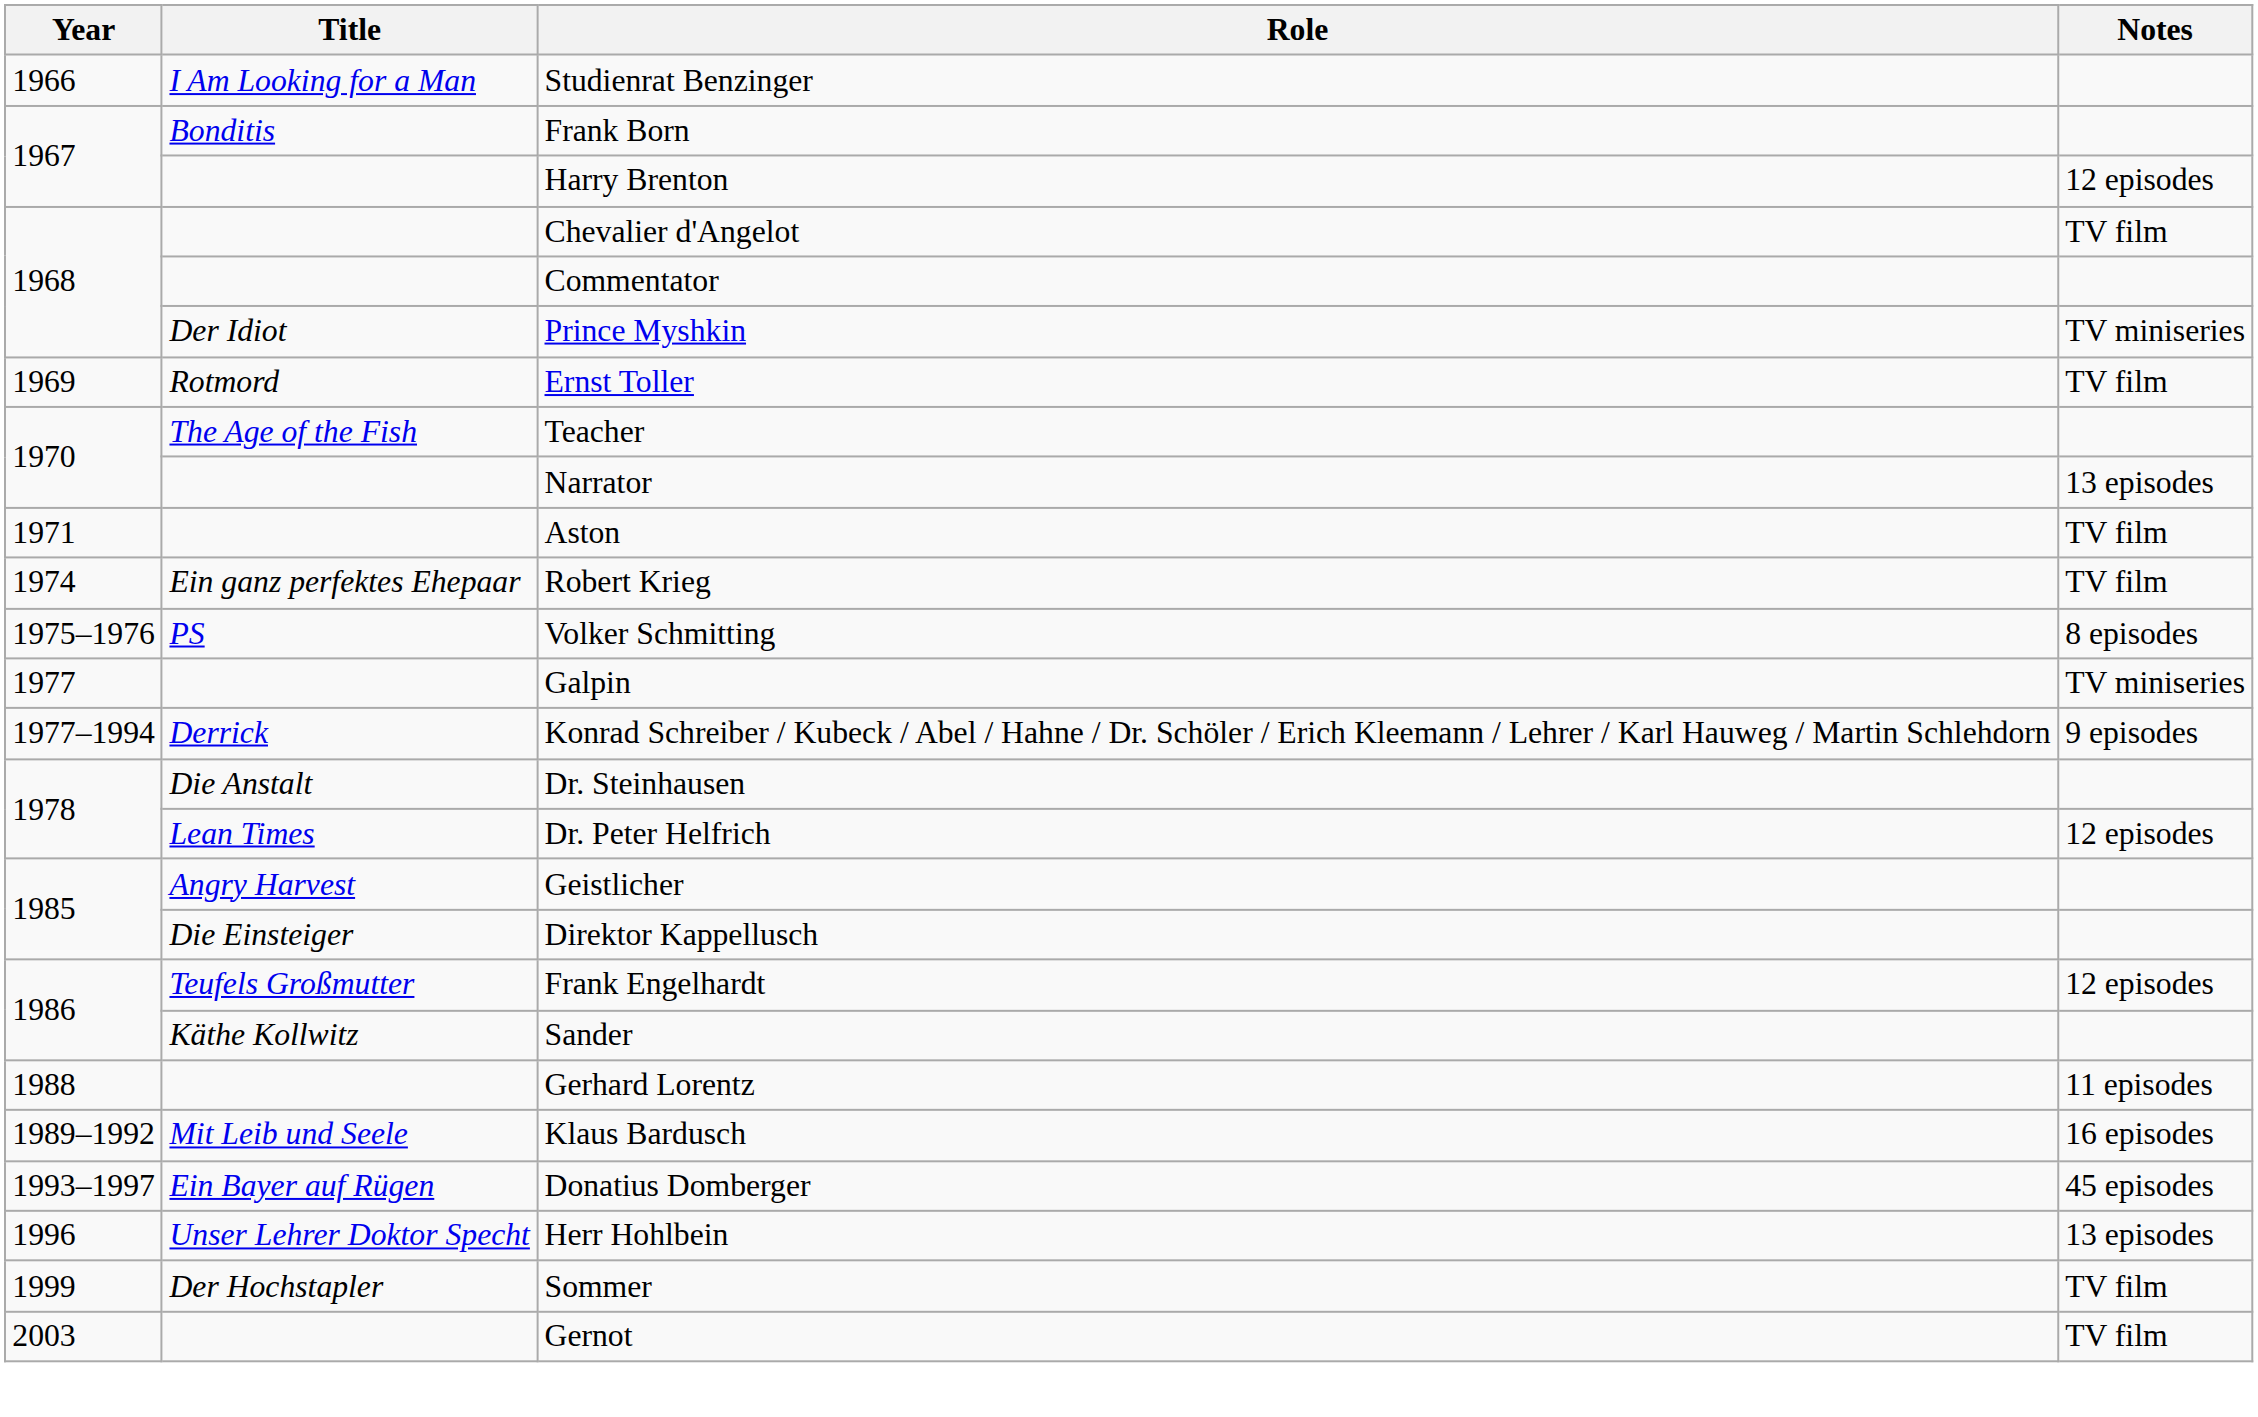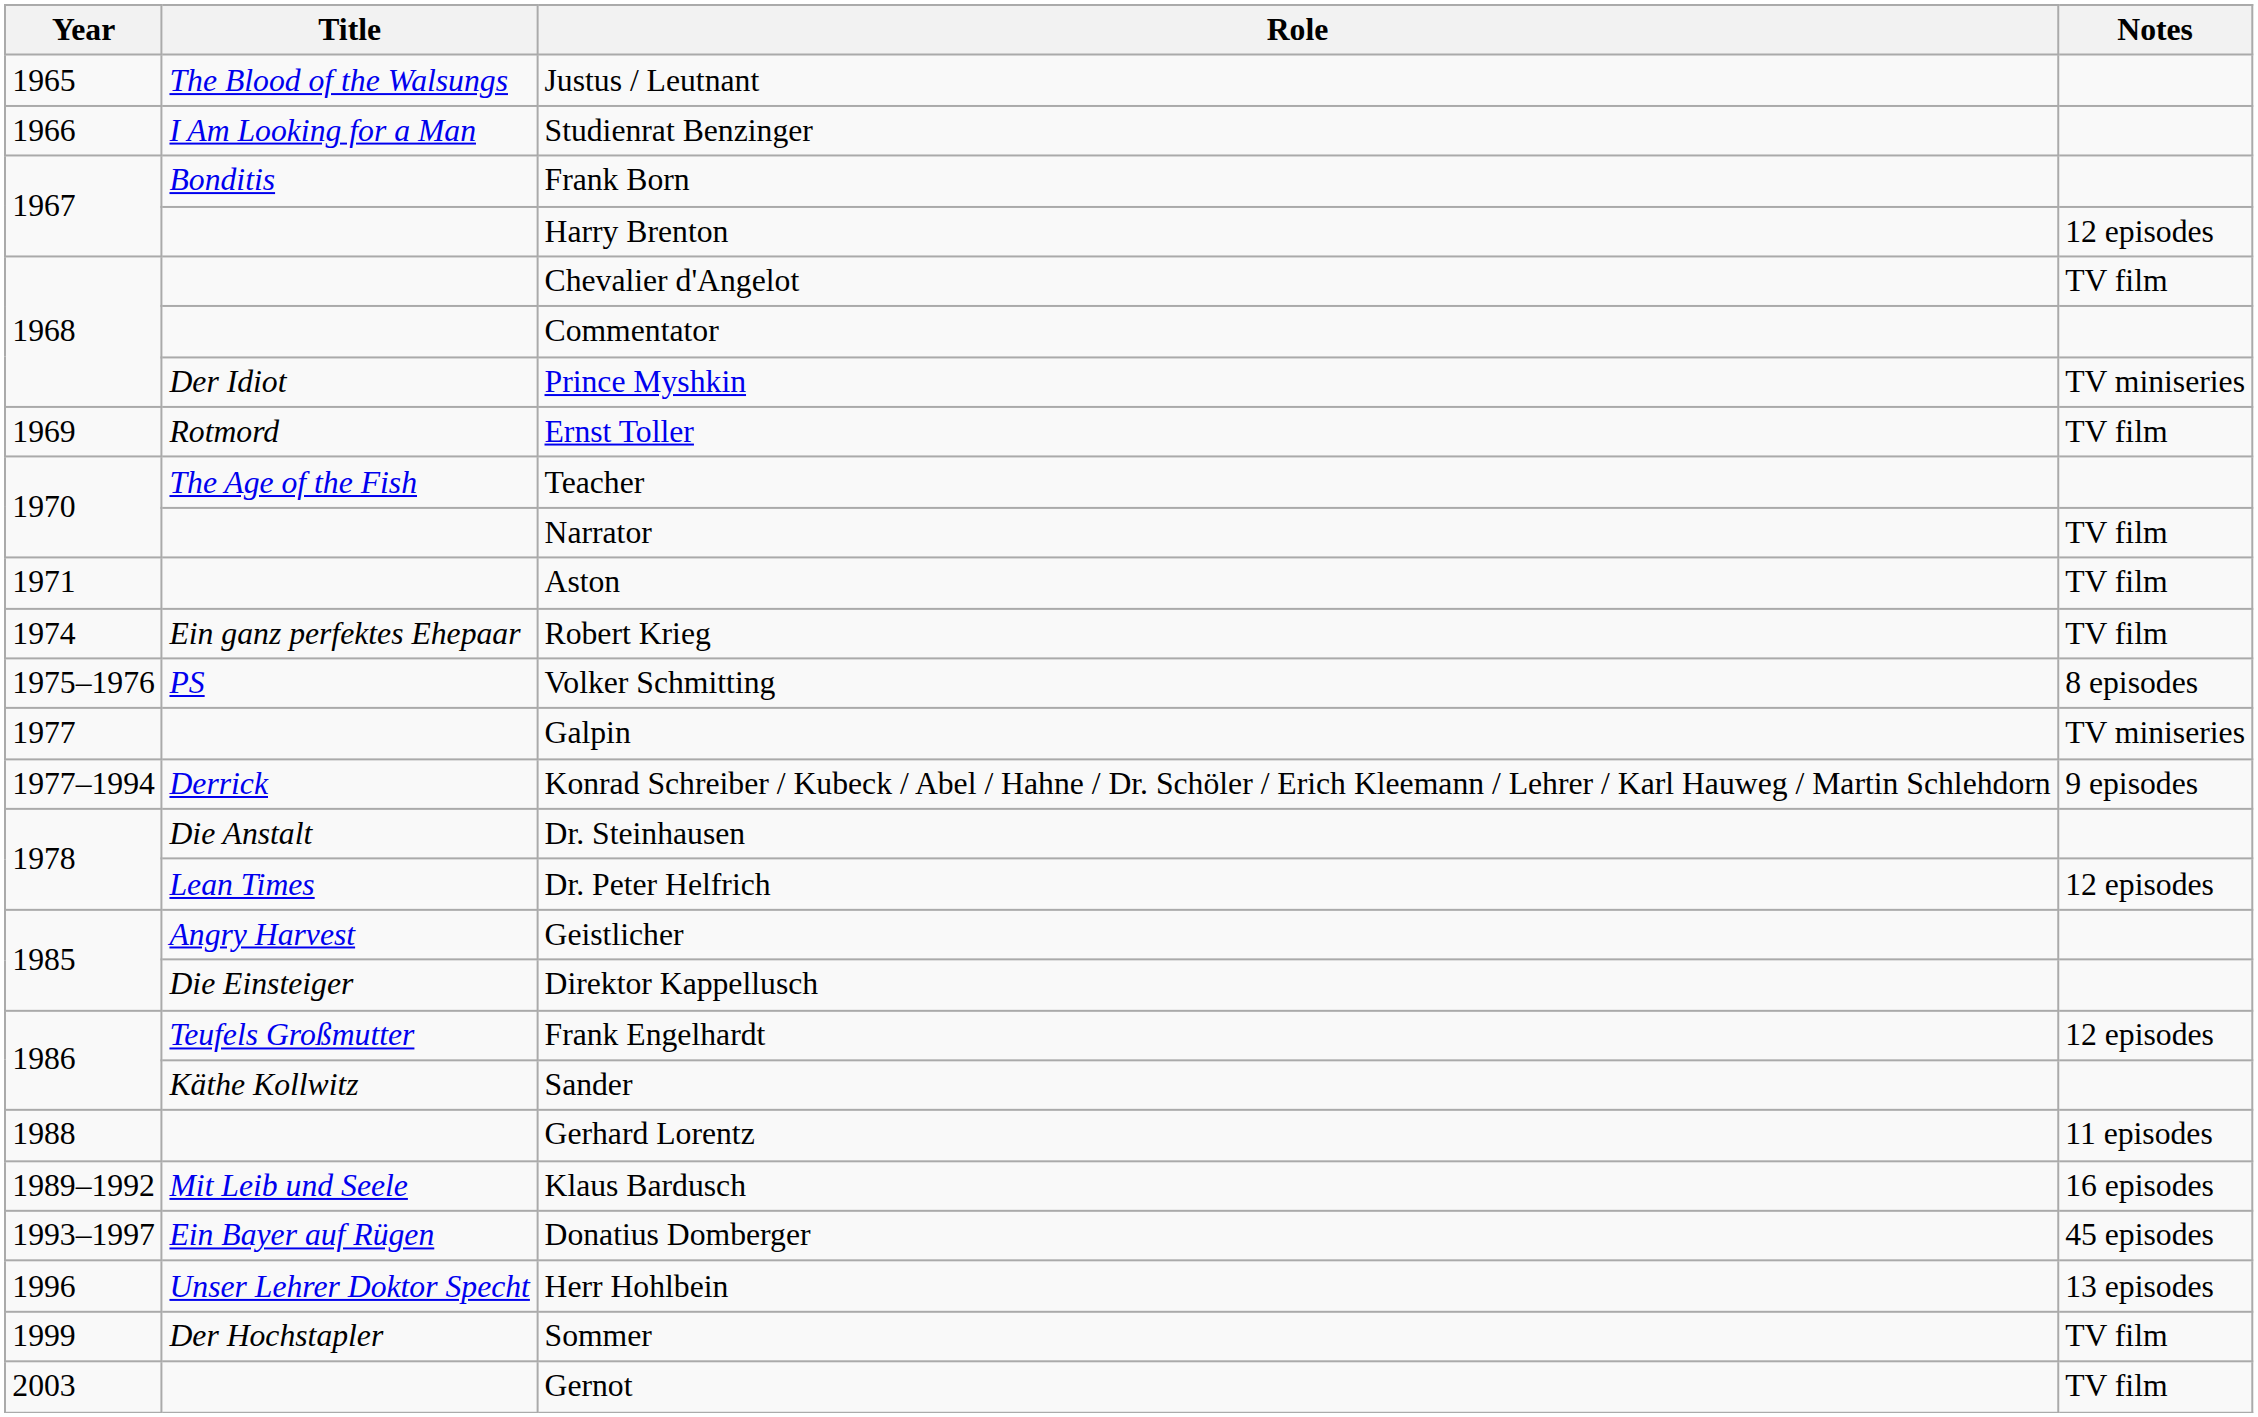+ row: (652, 79)
(2140, 481) 13 episodes -> (2116, 532) TV film
